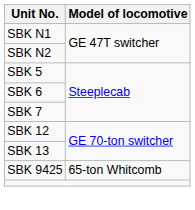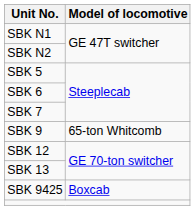+ row: (25, 131)
(115, 170) 65-ton Whitcomb -> (89, 190) Boxcab
